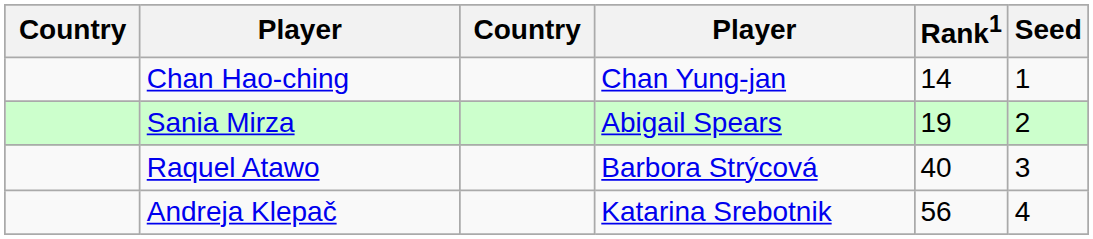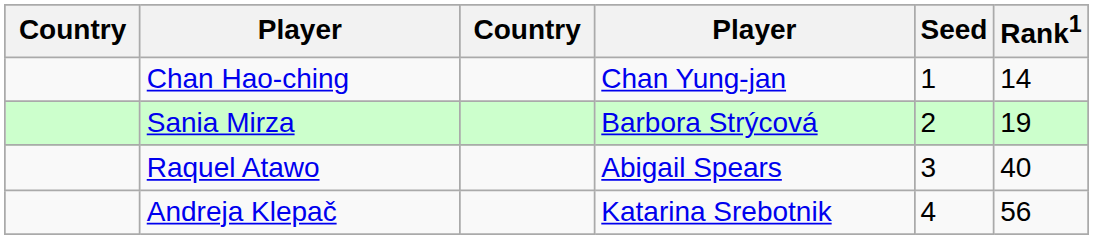columns swapped: (961, 30) <-> (1048, 30)
(692, 123) Abigail Spears -> (709, 123) Barbora Strýcová
(709, 167) Barbora Strýcová -> (692, 167) Abigail Spears
